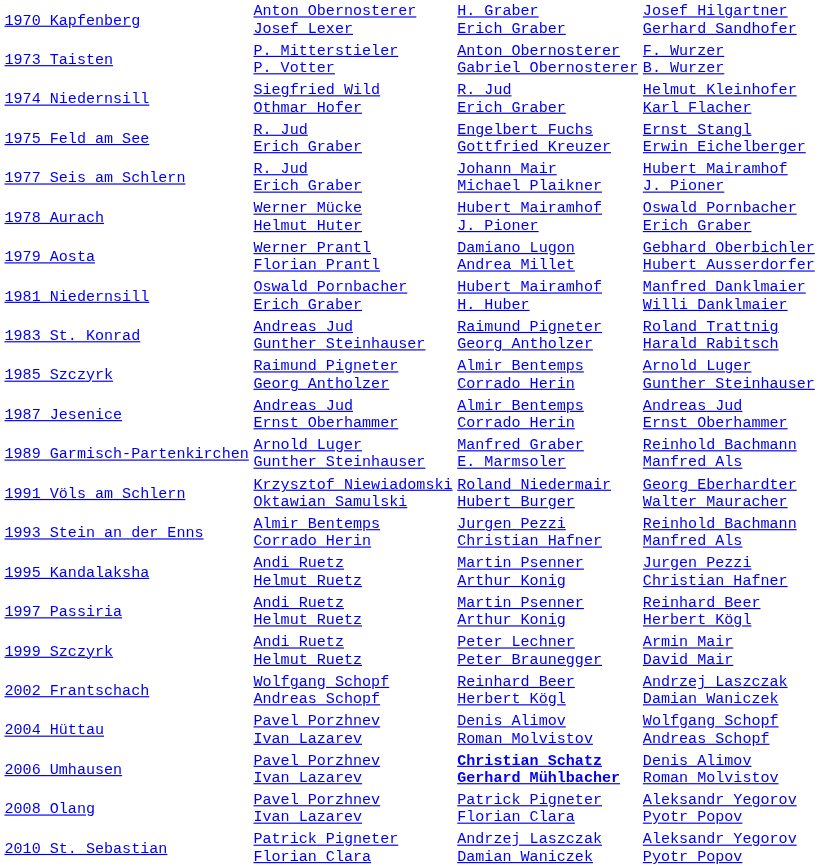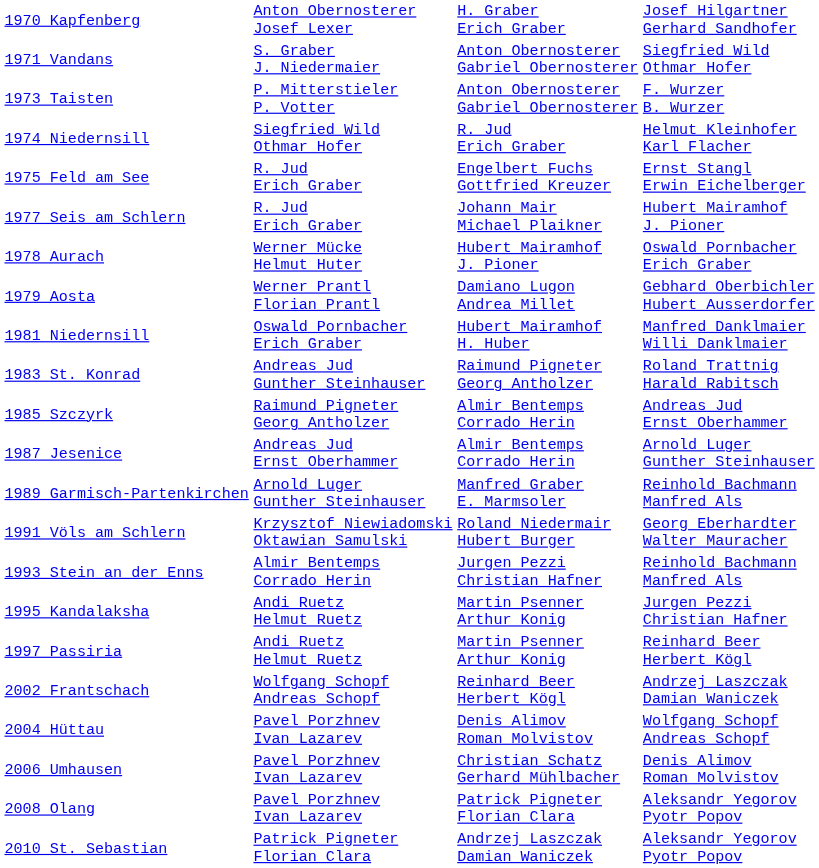+ row: (59, 59)
(729, 375) Arnold Luger Gunther Steinhauser -> (715, 414) Andreas Jud Ernst Oberhammer
(715, 414) Andreas Jud Ernst Oberhammer -> (729, 454) Arnold Luger Gunther Steinhauser
- row: (59, 651)
(539, 769) bold -> (539, 769) normal
